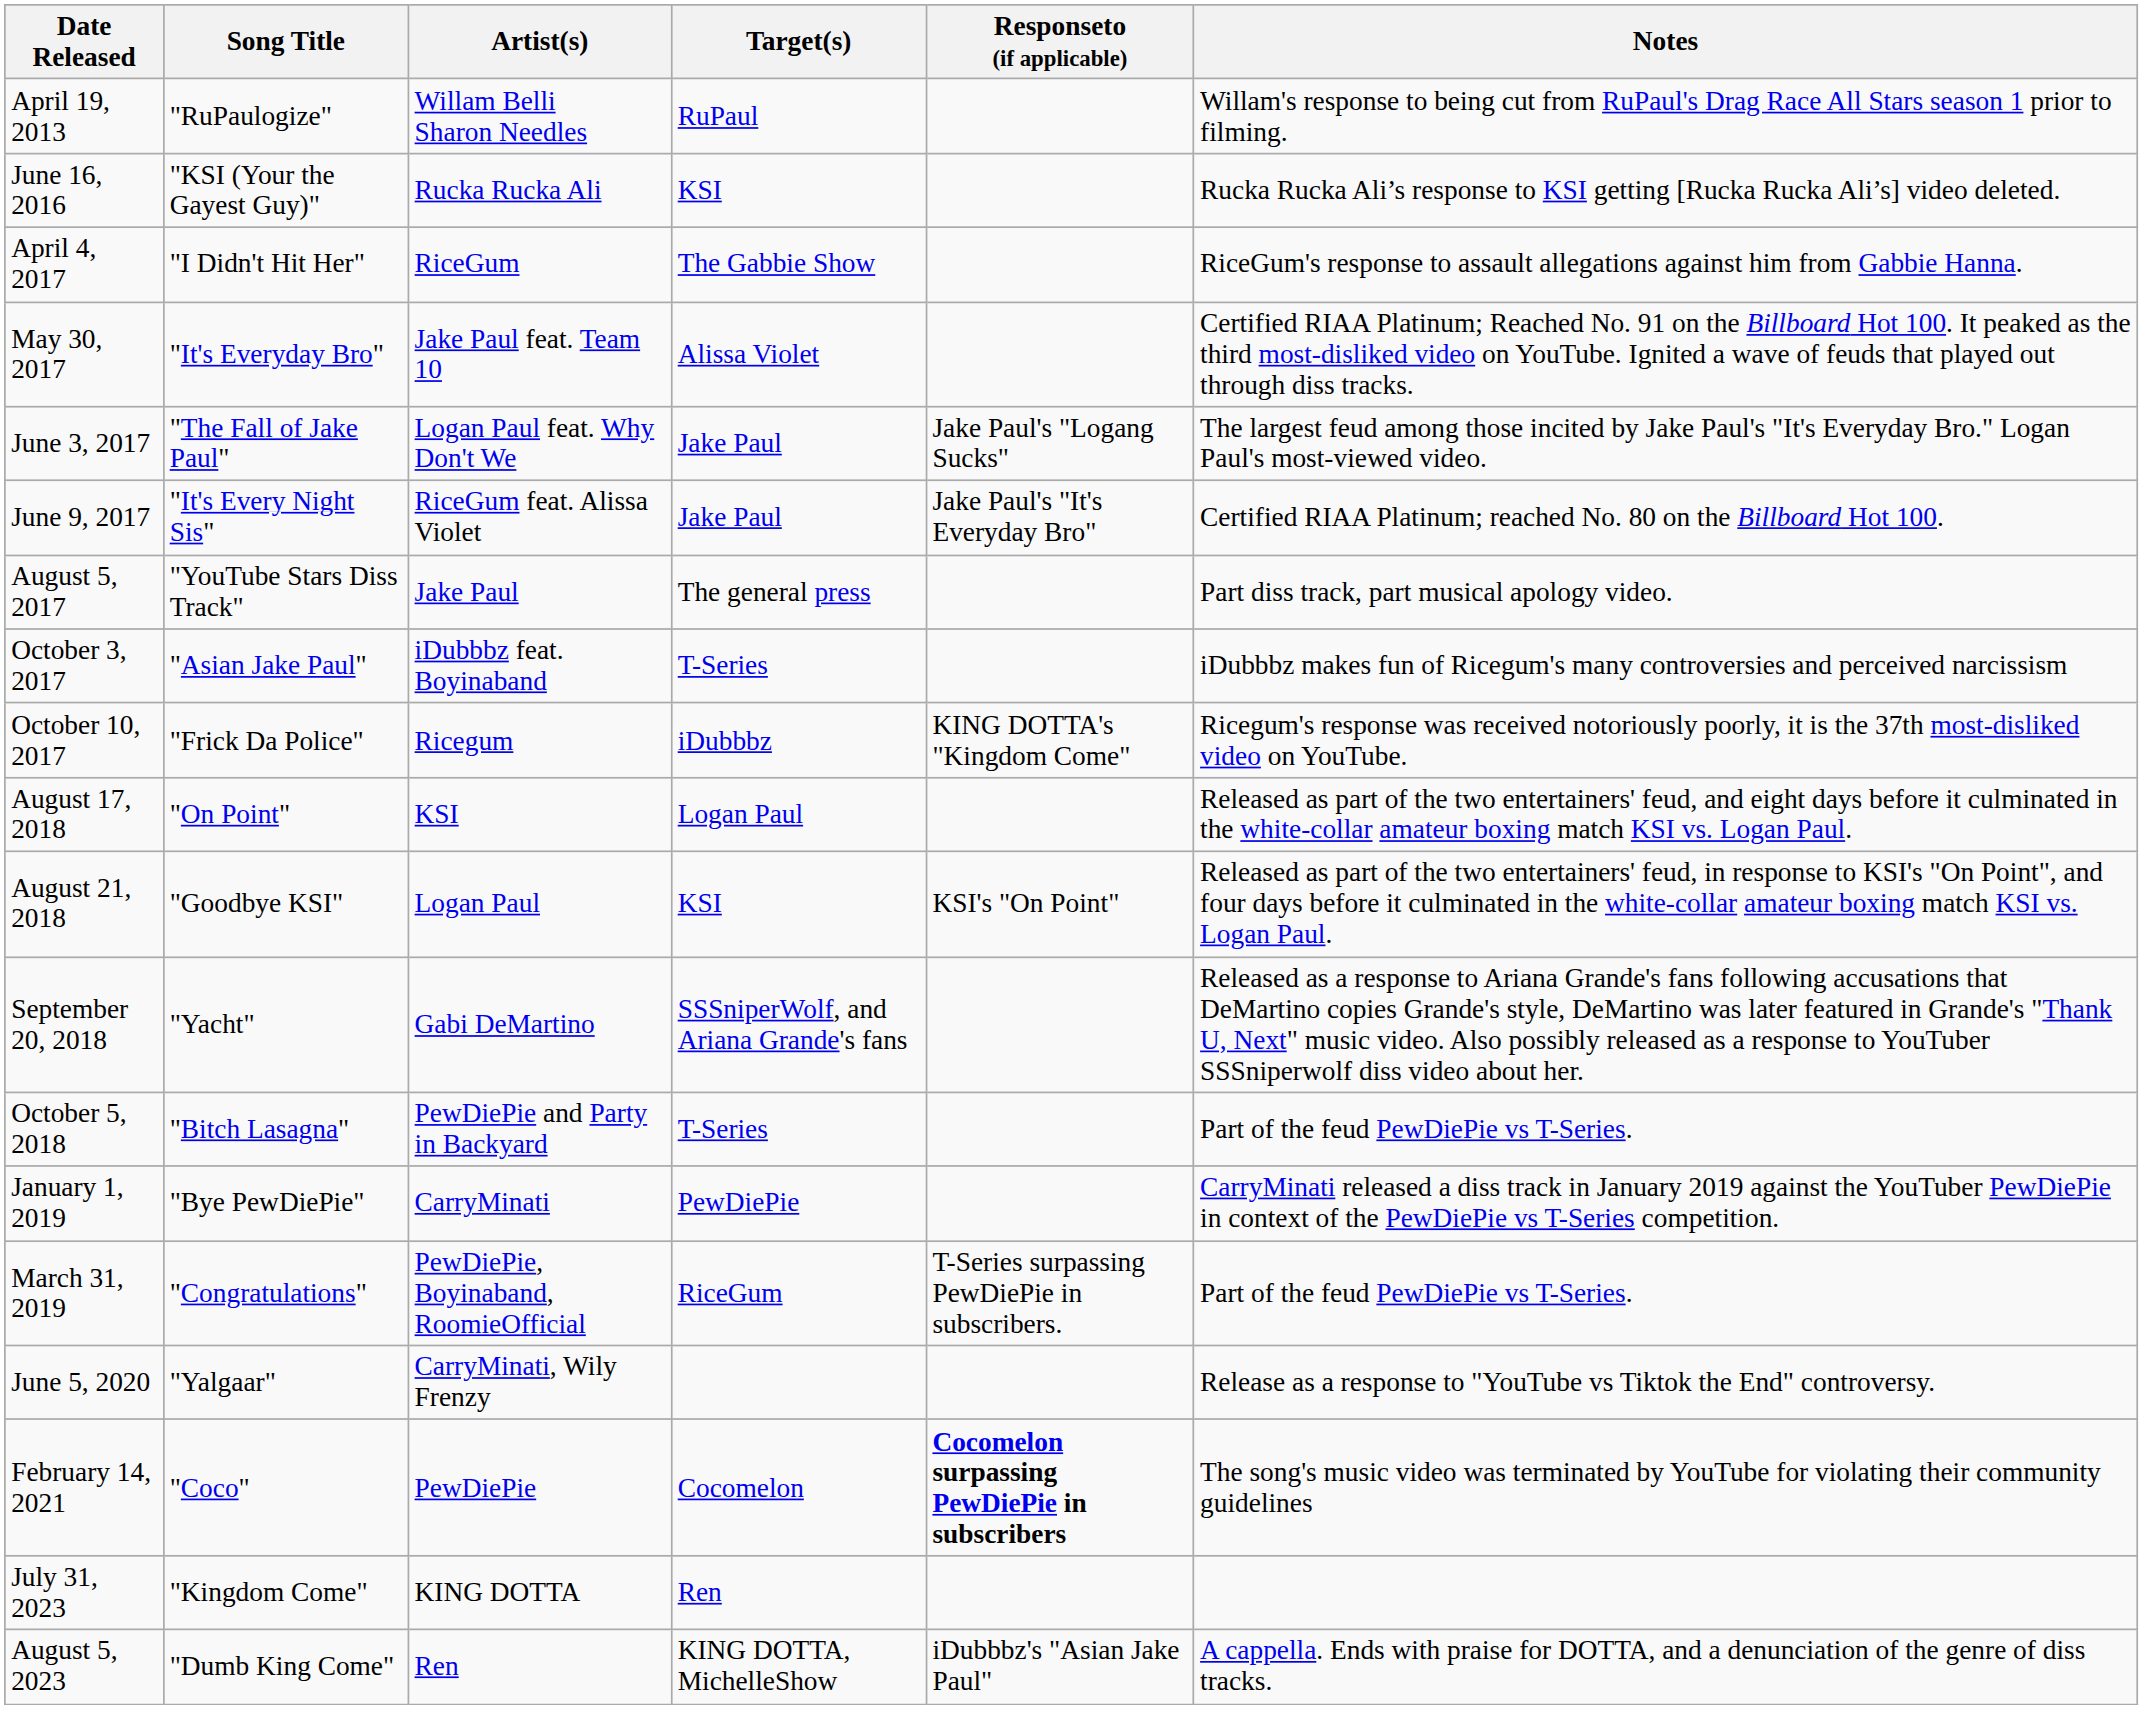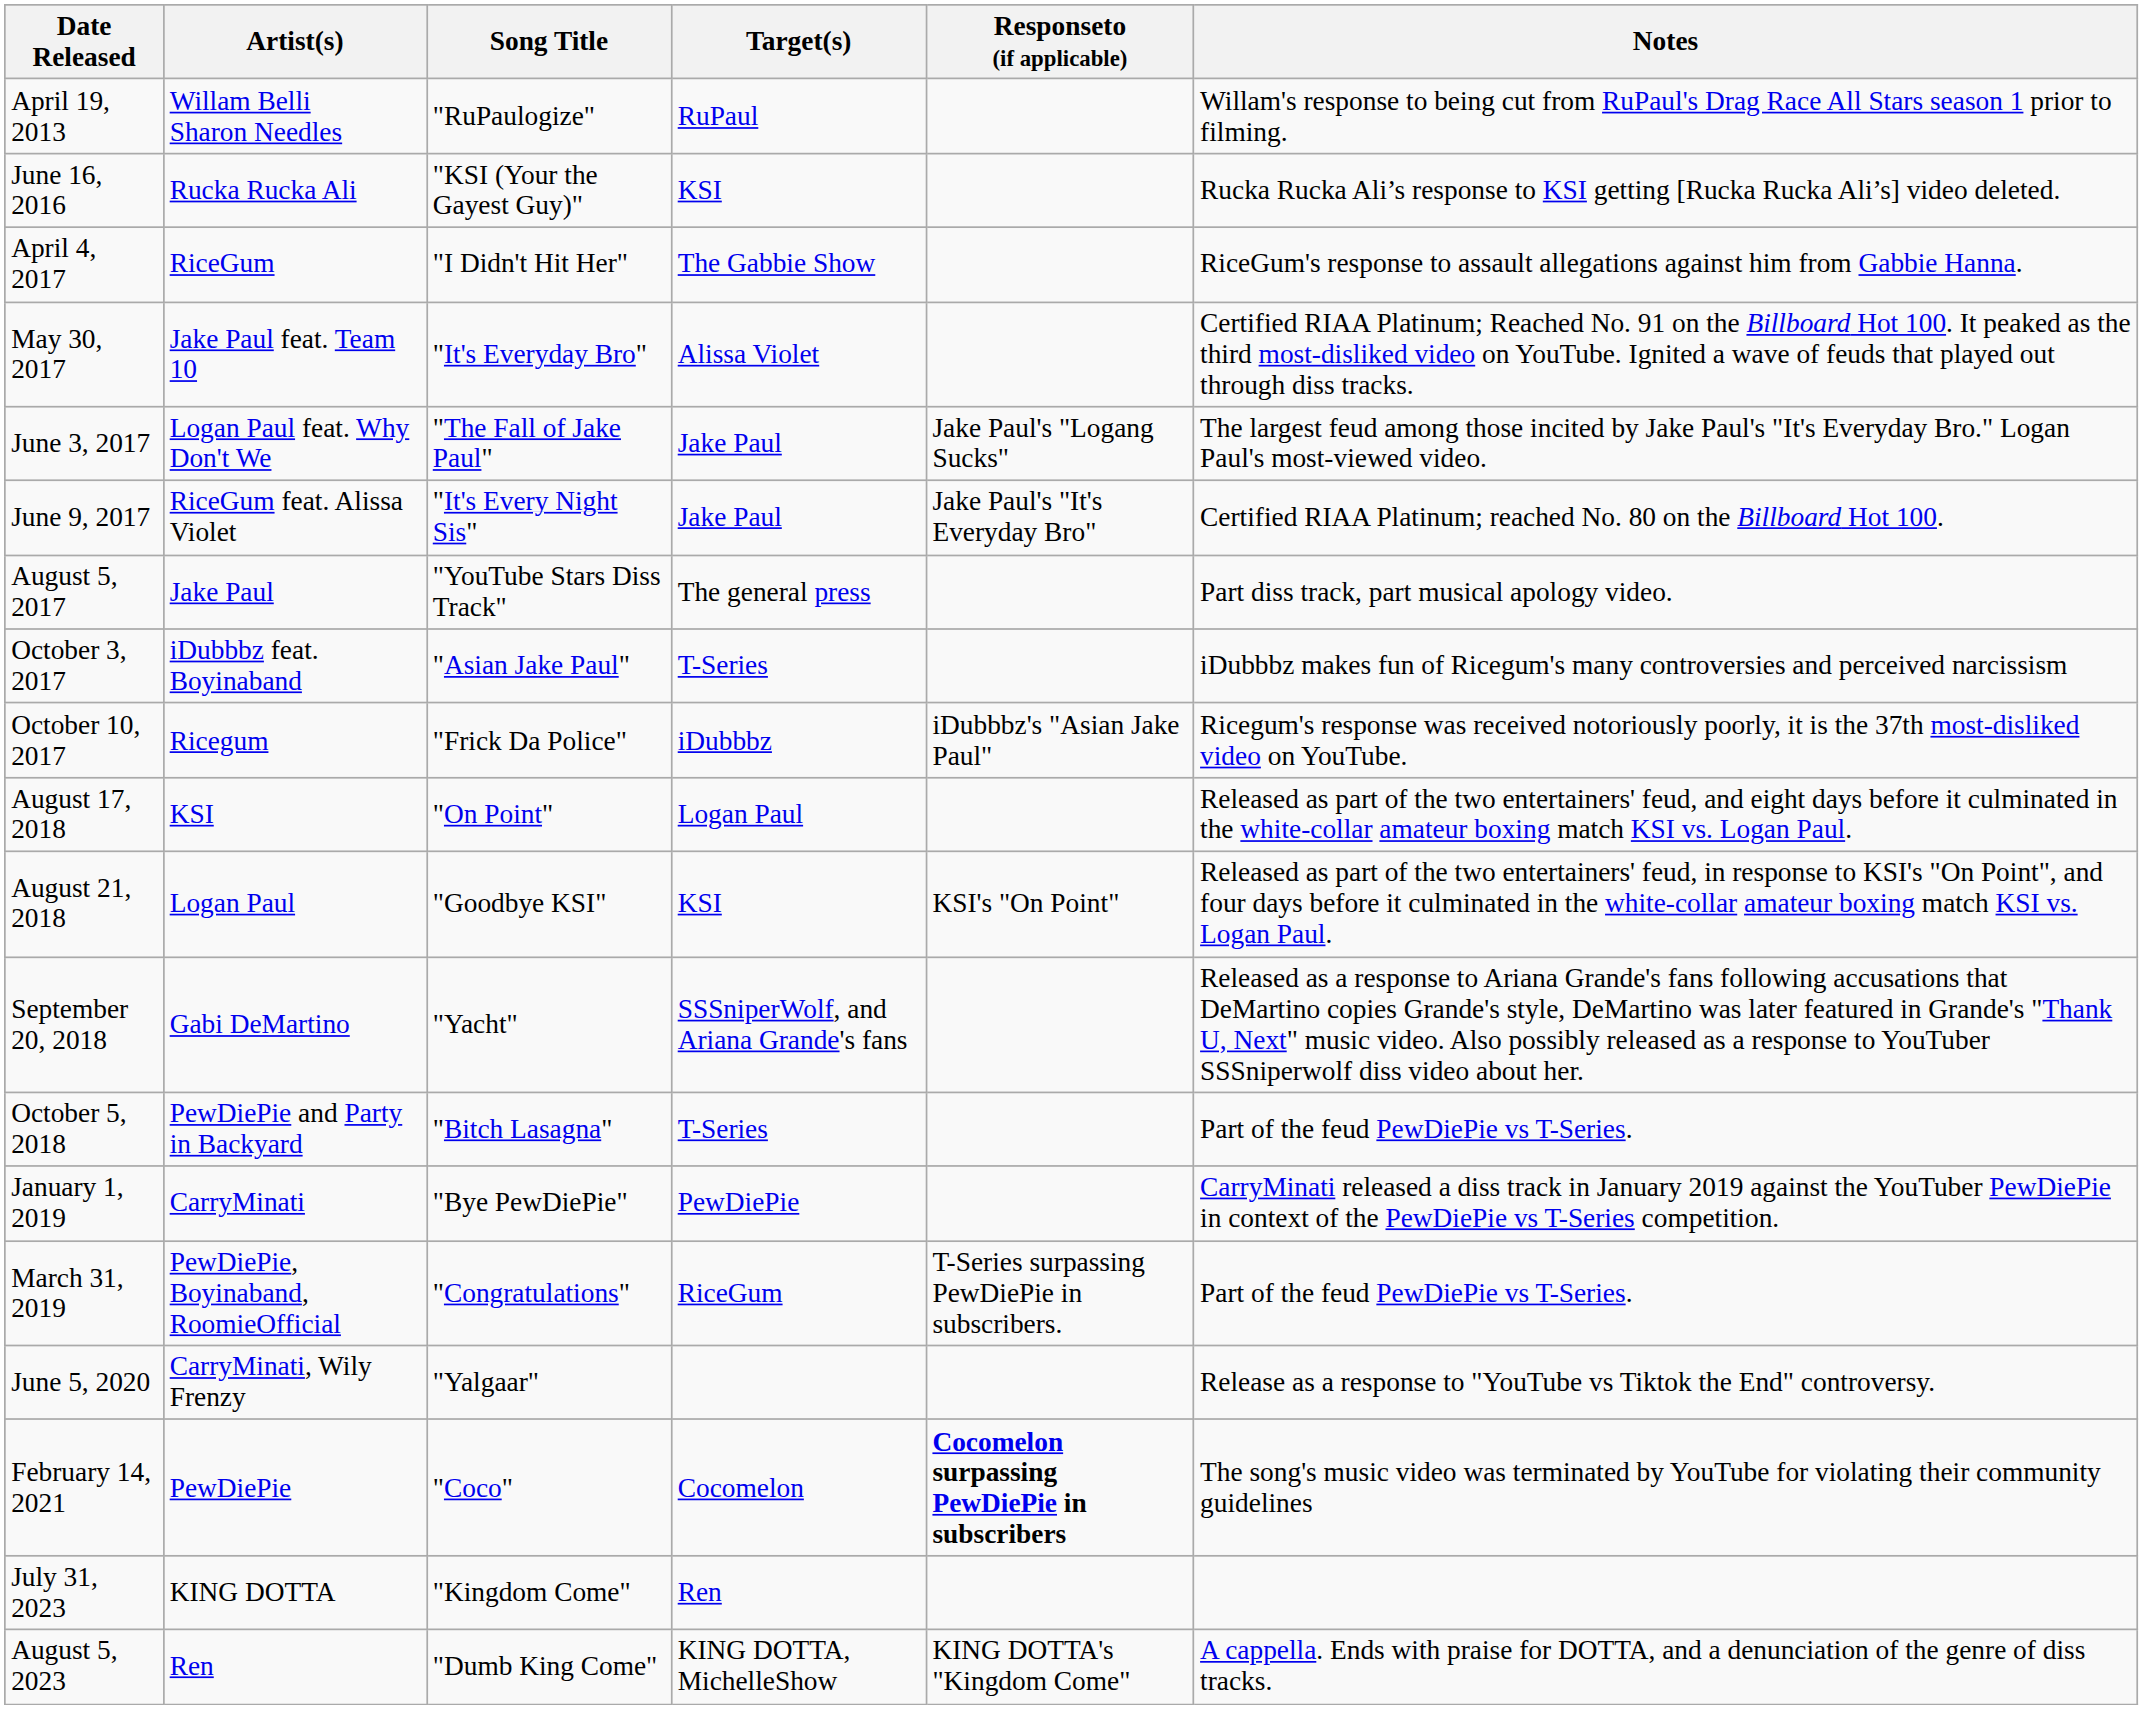columns swapped: (286, 41) <-> (540, 41)
(1031, 739) KING DOTTA's "Kingdom Come" -> (1056, 739) iDubbbz's "Asian Jake Paul"
(1056, 1666) iDubbbz's "Asian Jake Paul" -> (1031, 1666) KING DOTTA's "Kingdom Come"
